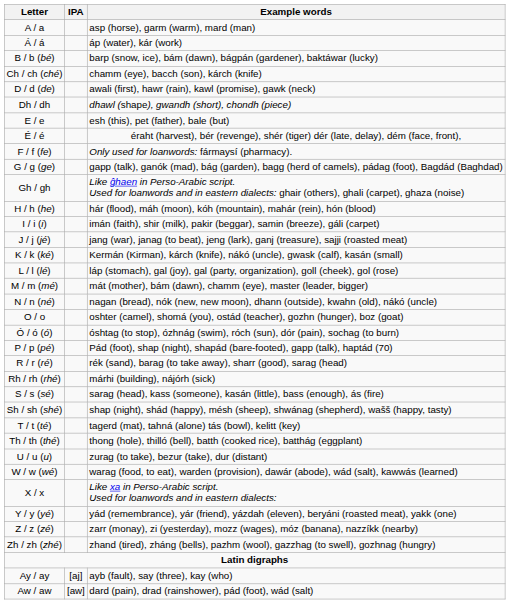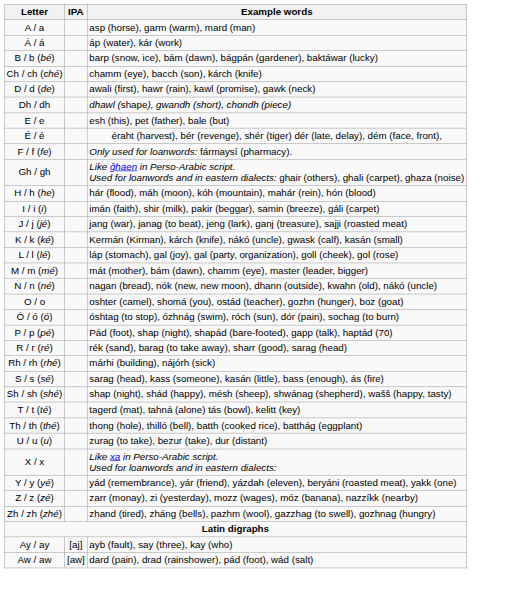- row: (34, 167)
- row: (34, 472)
